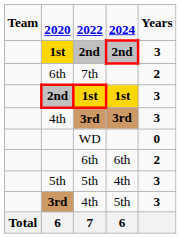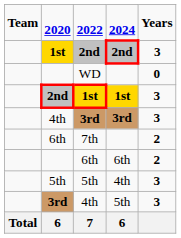rows swapped: (90, 73) <-> (90, 139)
